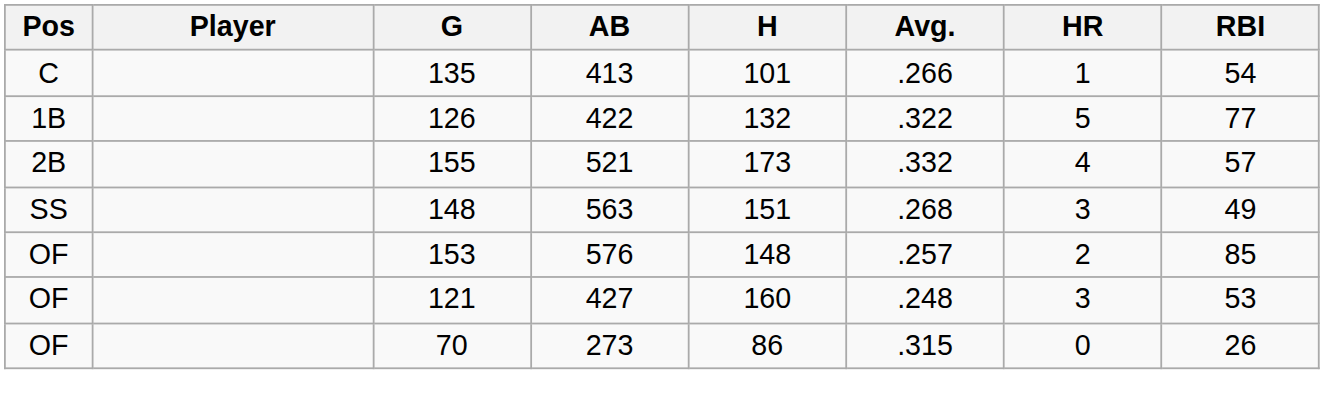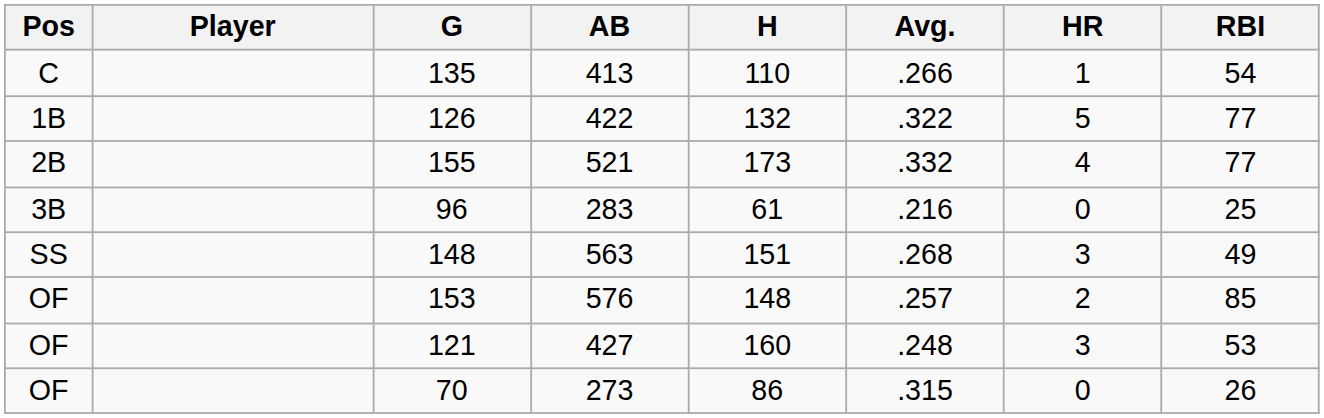(767, 72) 101 -> (767, 72) 110
(1241, 163) 57 -> (1241, 163) 77
+ row: (452, 208)
